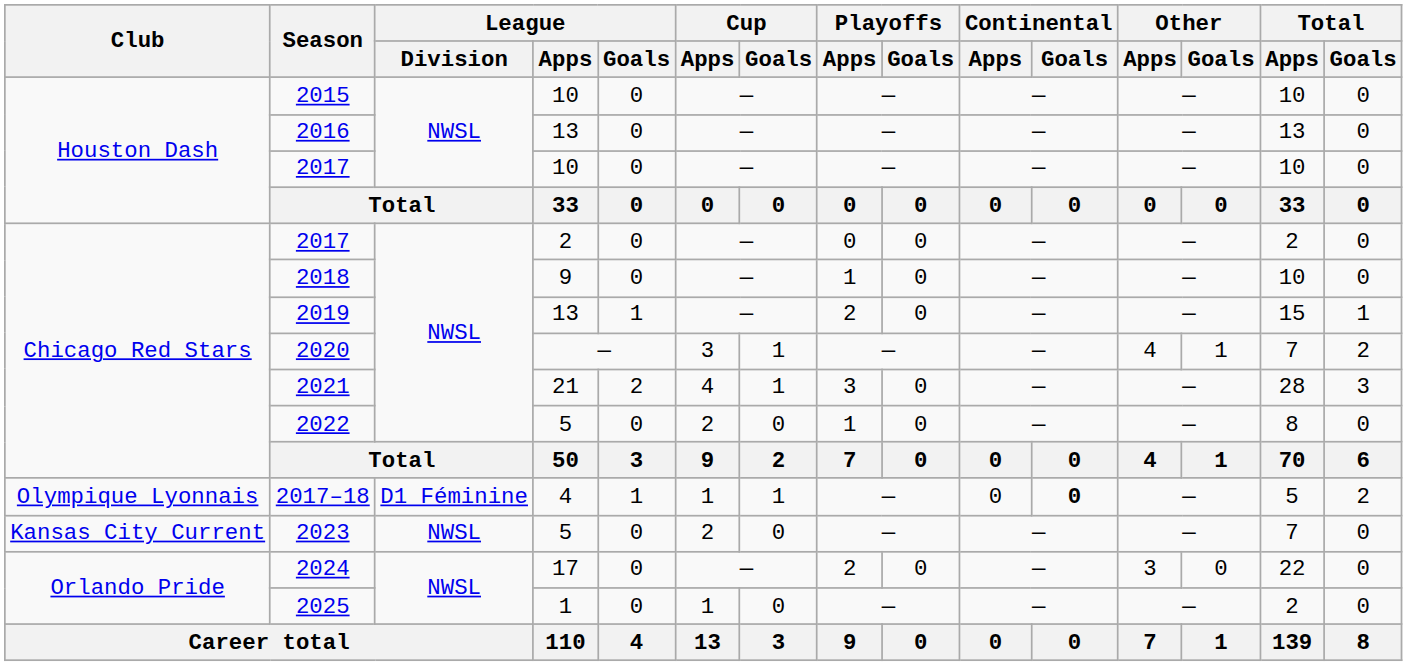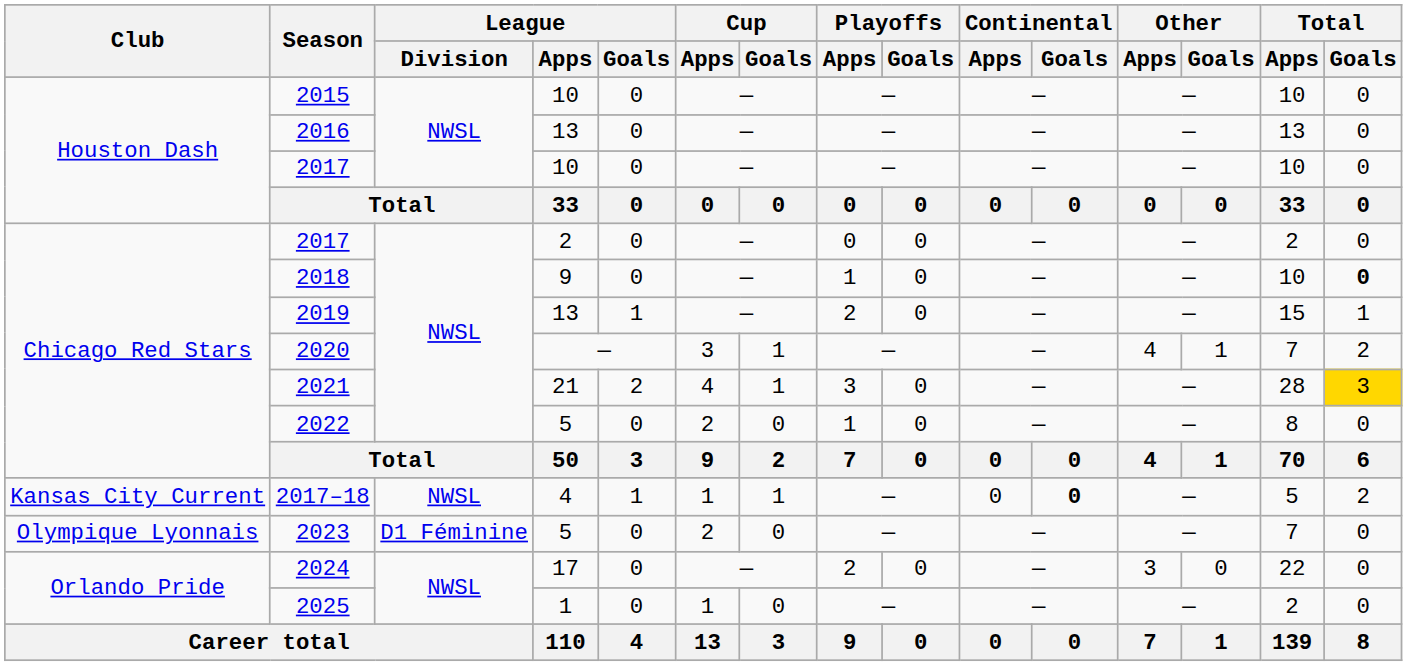(1363, 278) normal -> (1363, 278) bold
(1363, 388) no background -> (1363, 388) gold background
(138, 497) Olympique Lyonnais -> (138, 497) Kansas City Current
(454, 497) D1 Féminine -> (454, 497) NWSL
(138, 533) Kansas City Current -> (138, 533) Olympique Lyonnais
(454, 533) NWSL -> (454, 533) D1 Féminine
